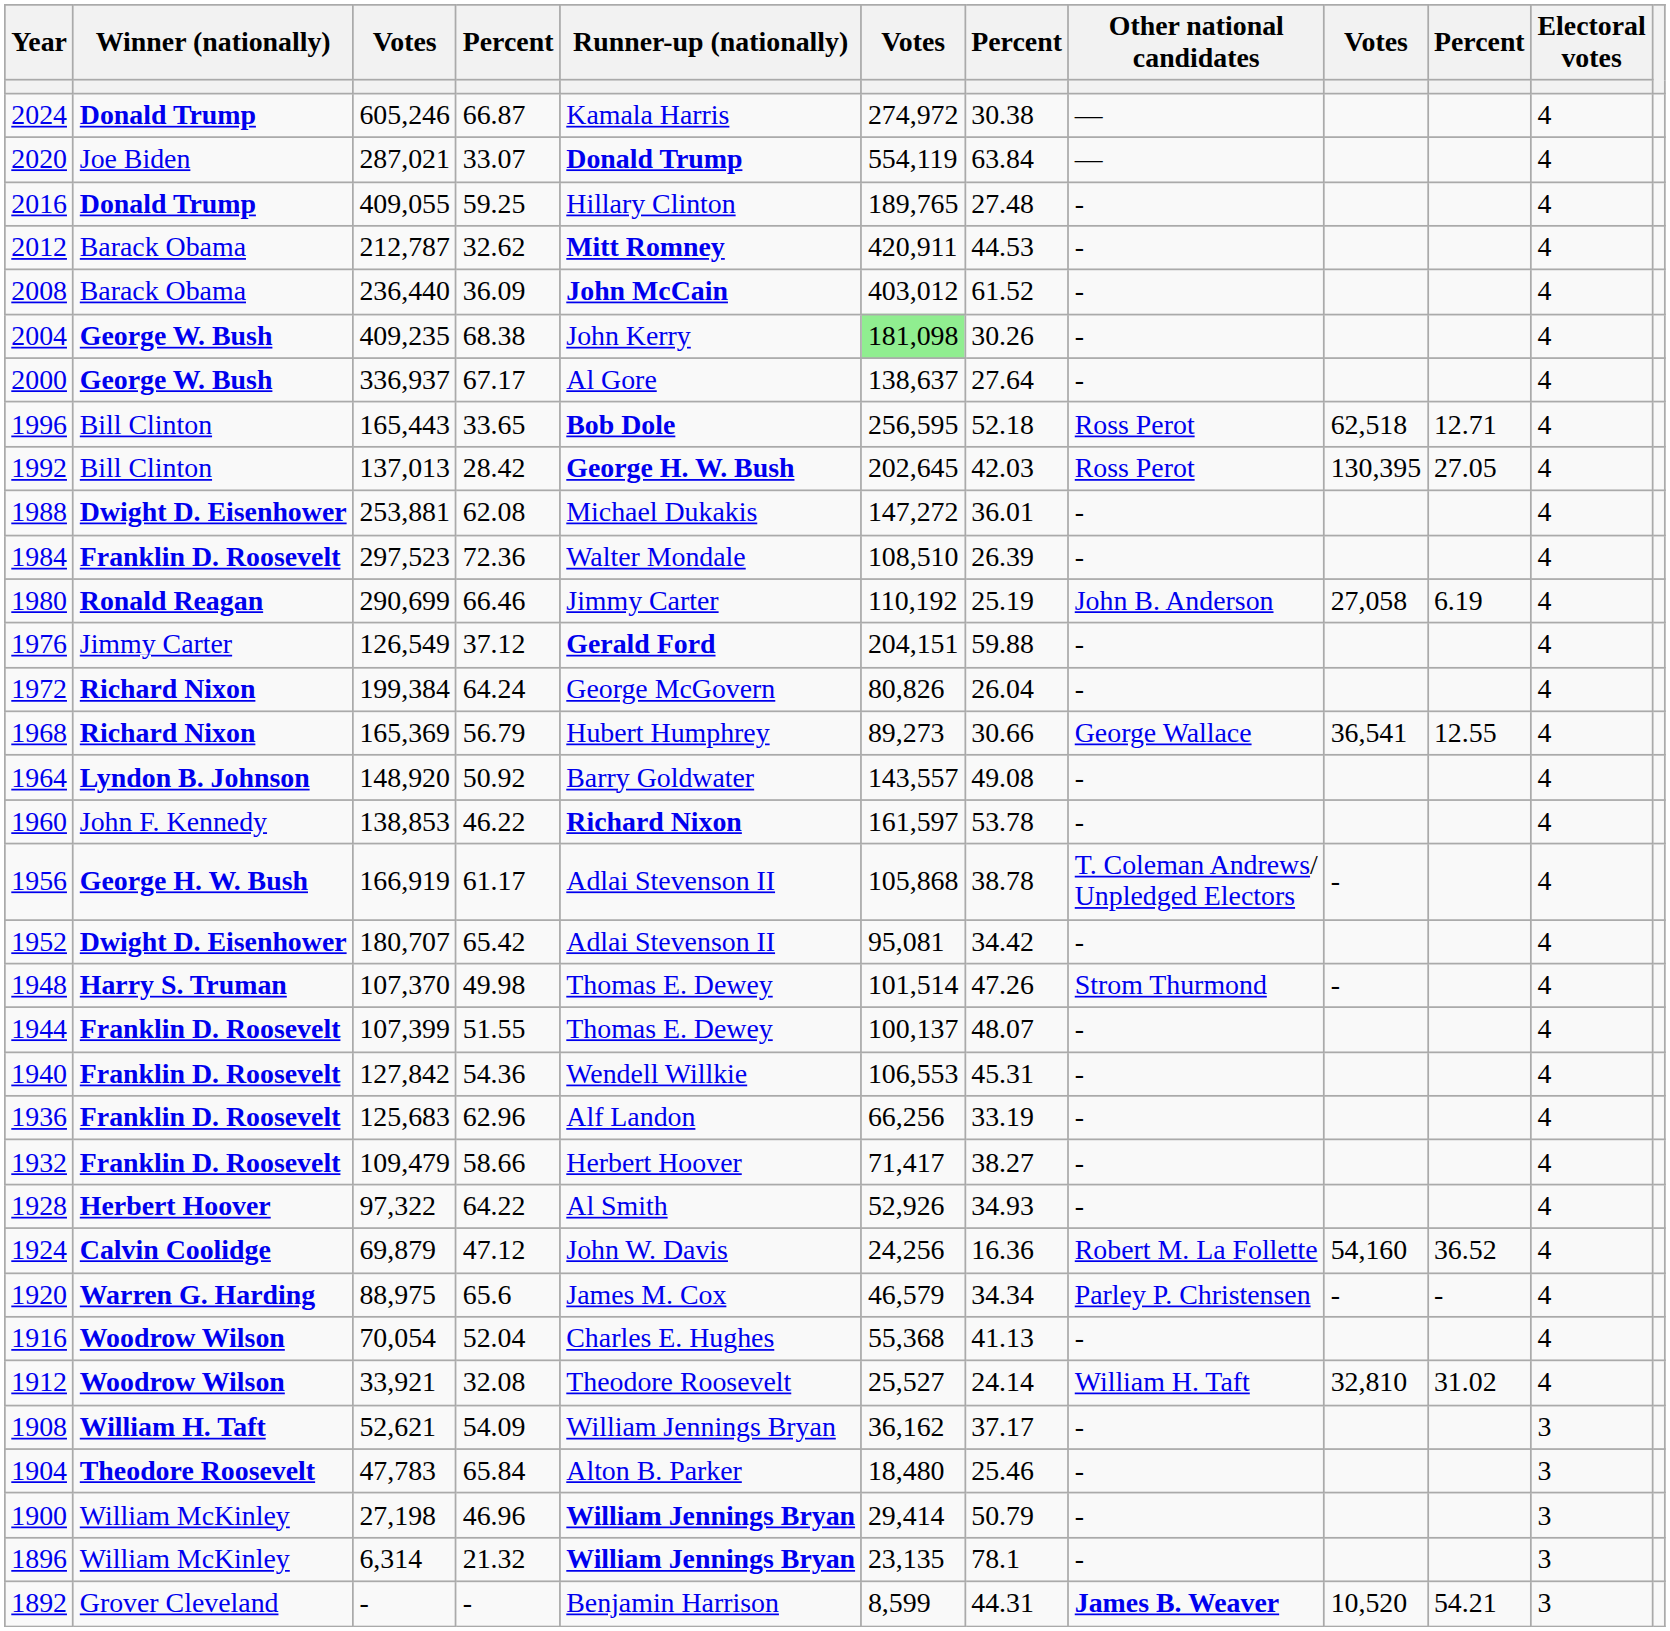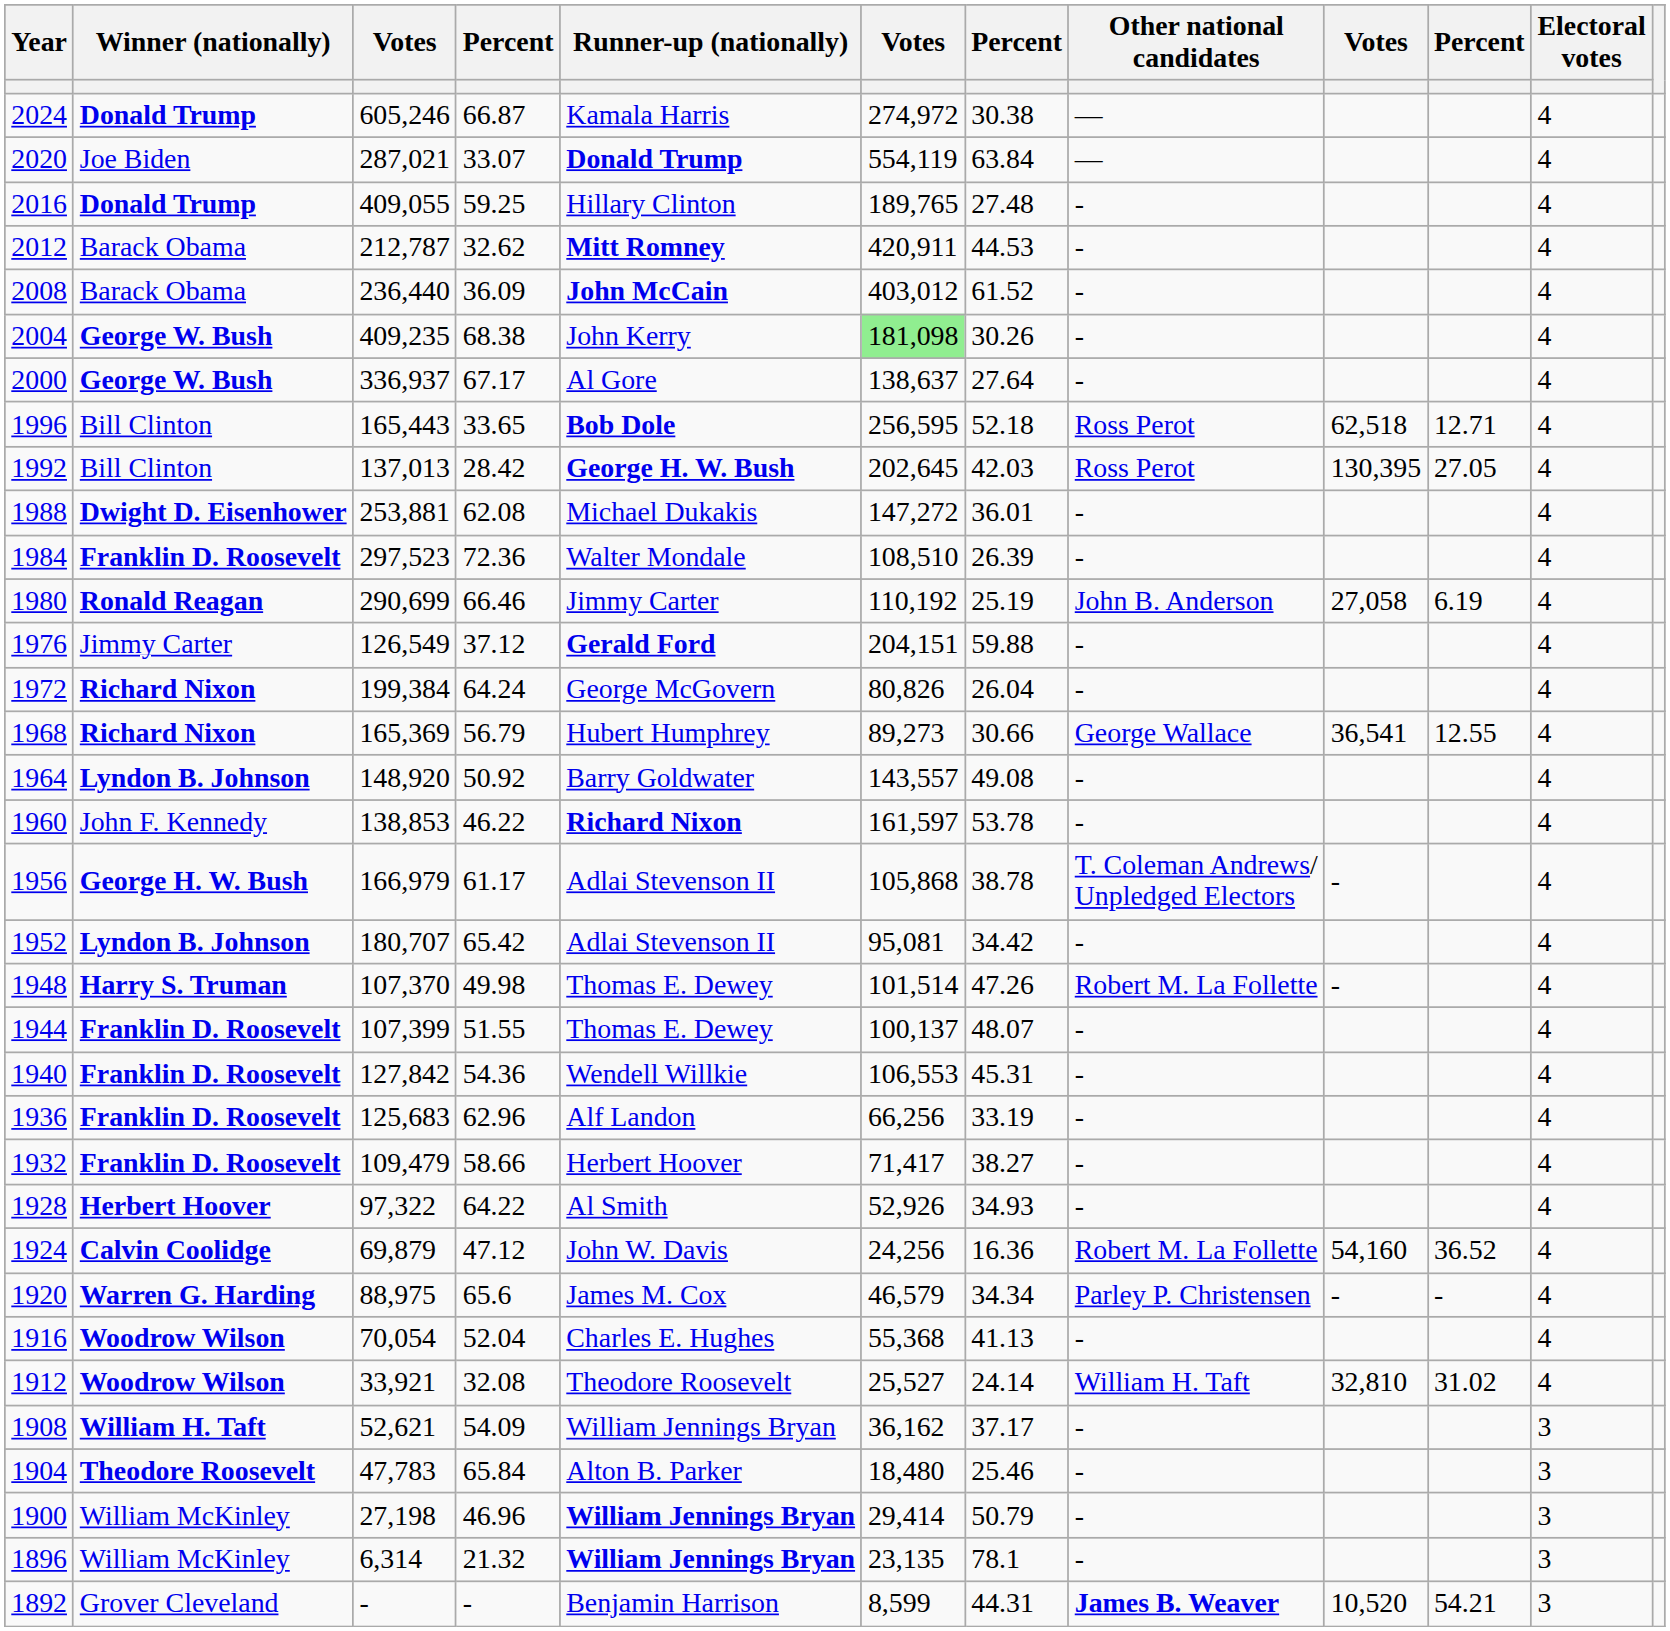(405, 881) 166,919 -> (405, 881) 166,979
(213, 940) Dwight D. Eisenhower -> (195, 940) Lyndon B. Johnson
(1171, 985) Strom Thurmond -> (1196, 985) Robert M. La Follette
